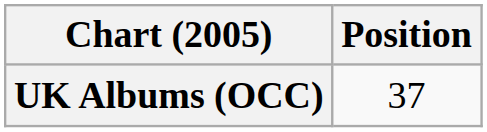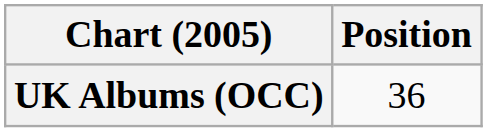(406, 94) 37 -> (406, 94) 36
